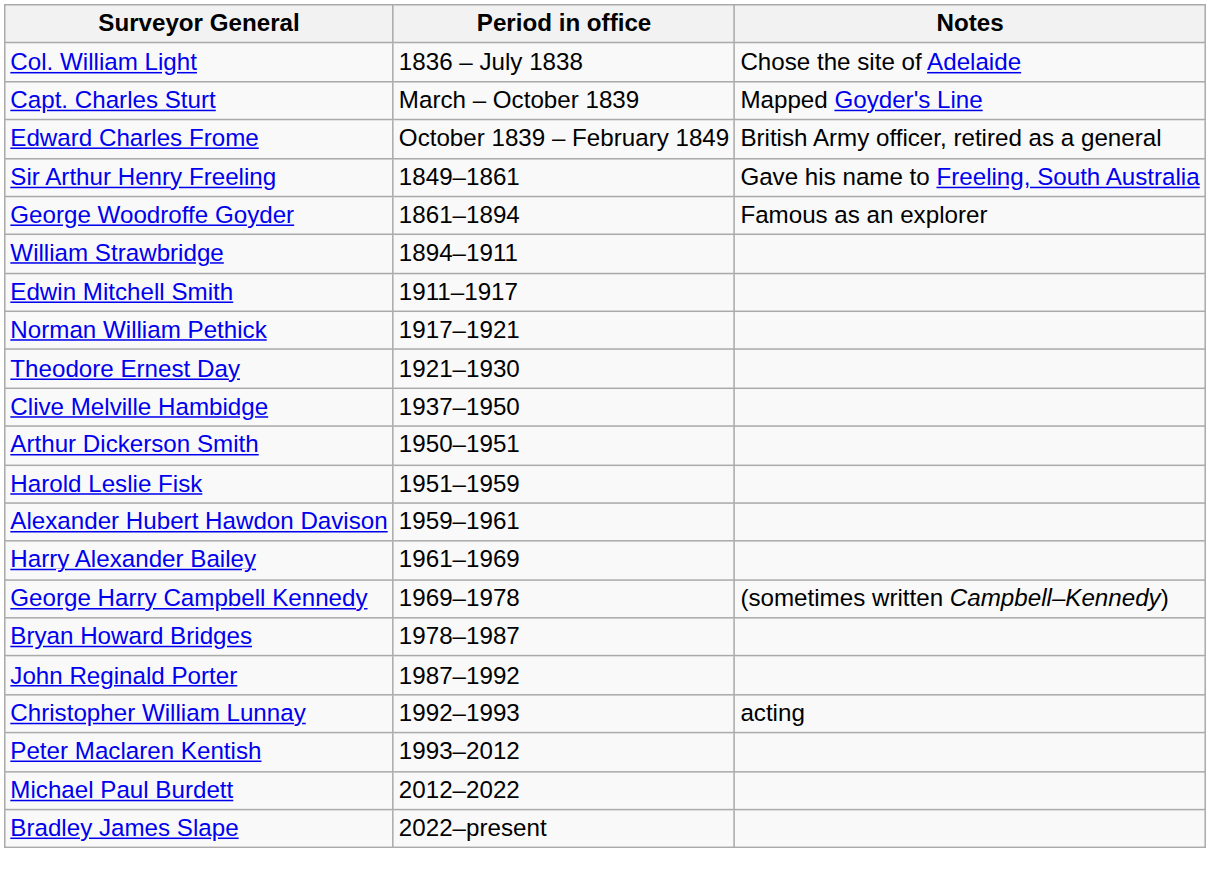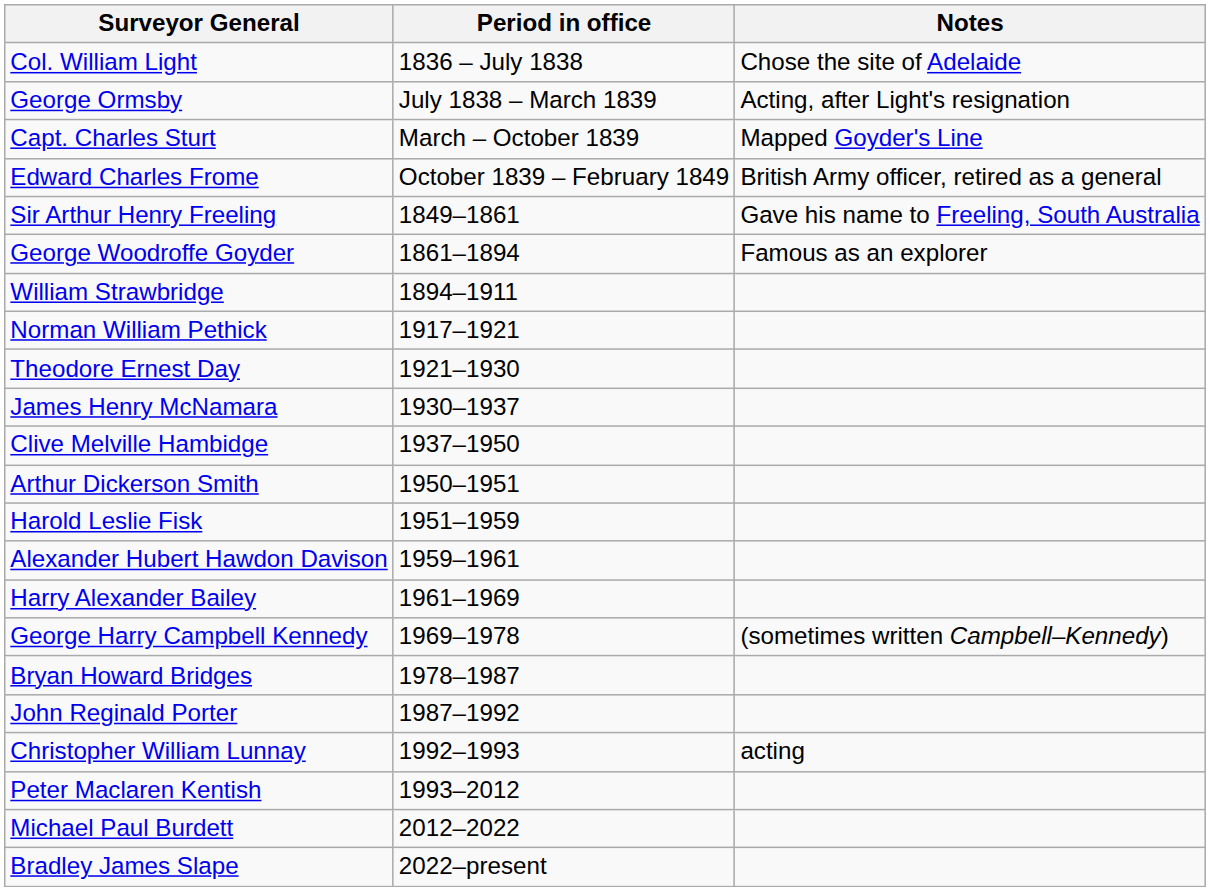+ row: (96, 100)
- row: (122, 291)
+ row: (144, 406)
